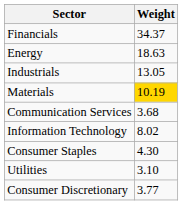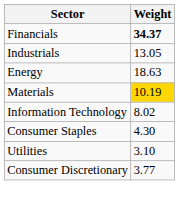(151, 33) normal -> (148, 33) bold
rows swapped: (25, 53) <-> (33, 72)
- row: (69, 111)
